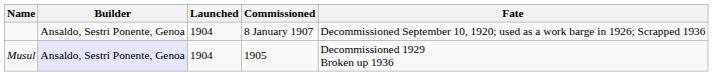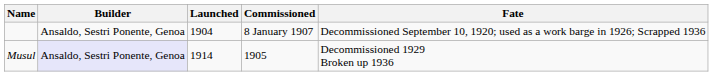(201, 55) 1904 -> (201, 55) 1914
